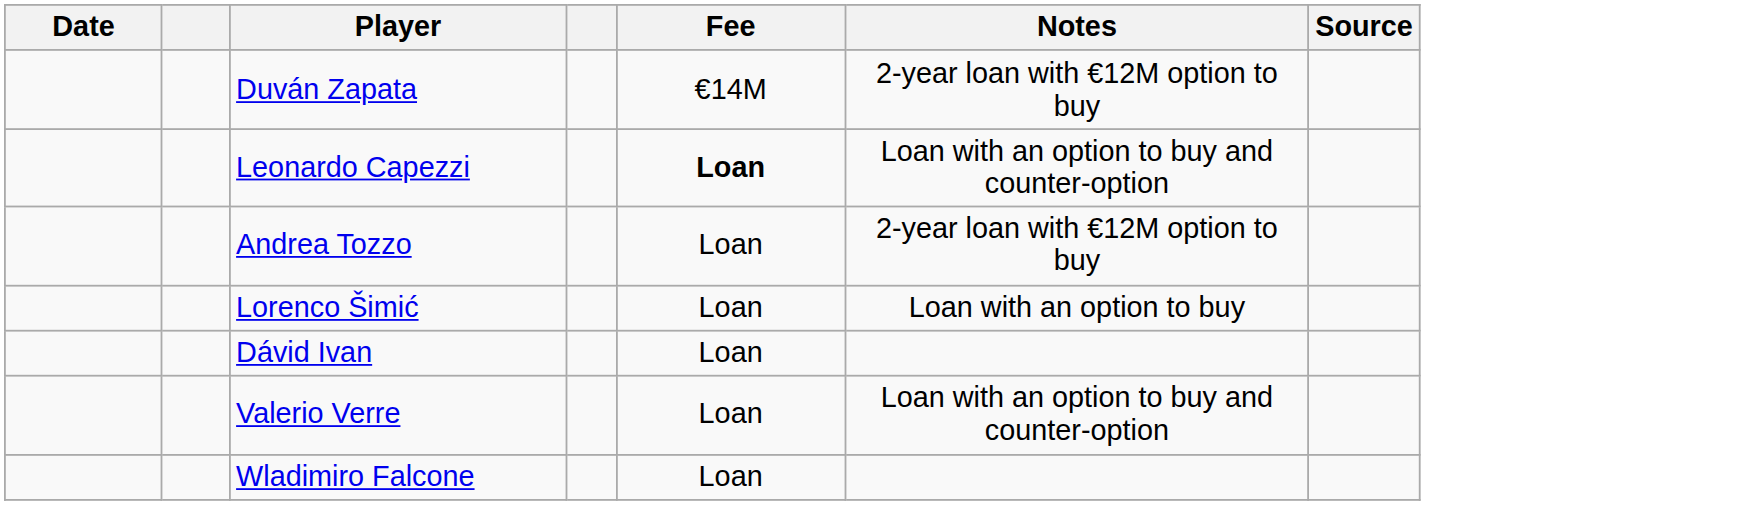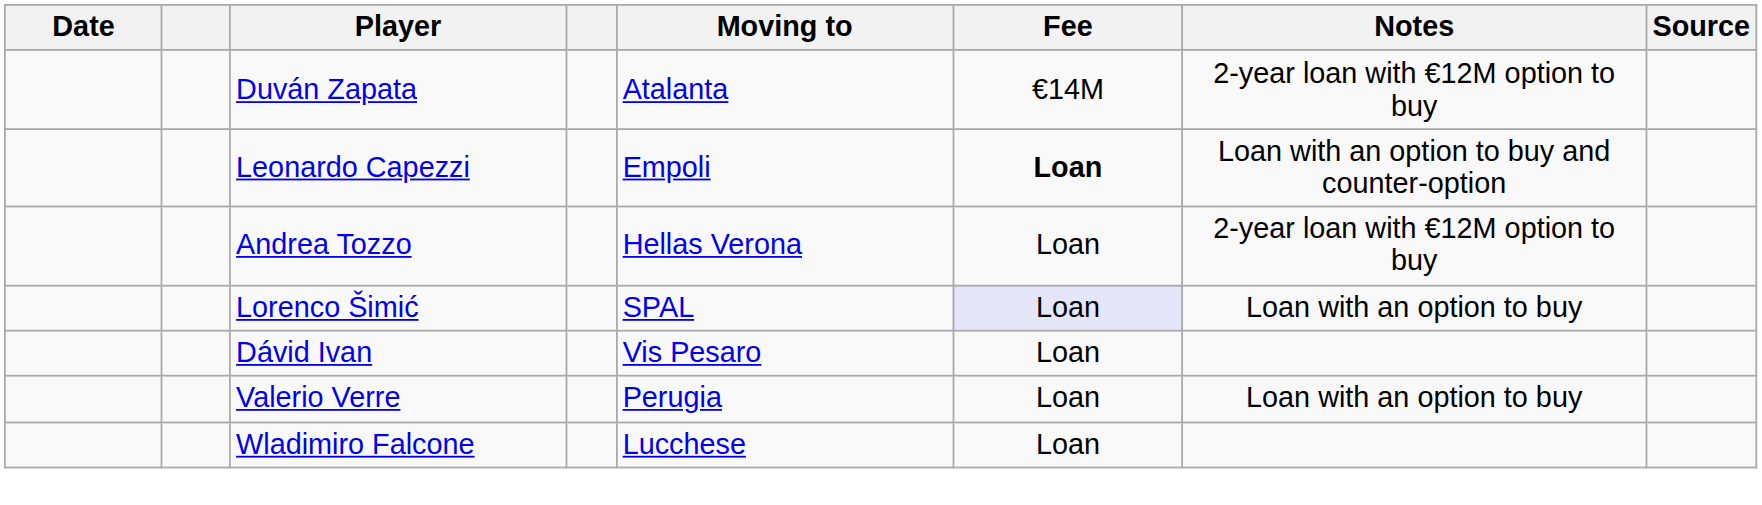+ column: (785, 27)
(731, 307) no background -> (1068, 307) lavender background
(1077, 414) Loan with an option to buy and counter-option -> (1414, 398) Loan with an option to buy
